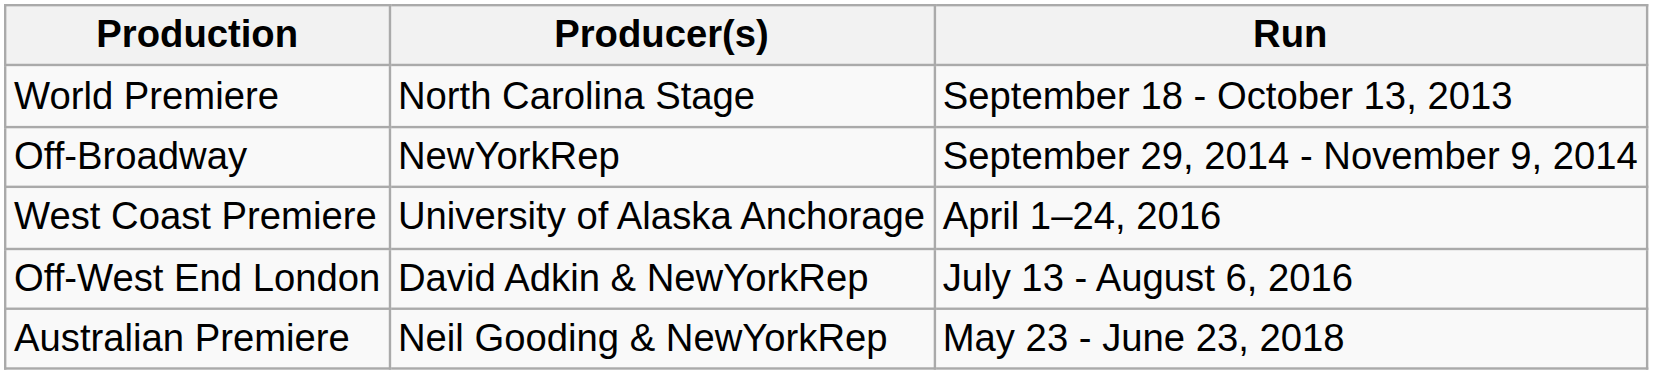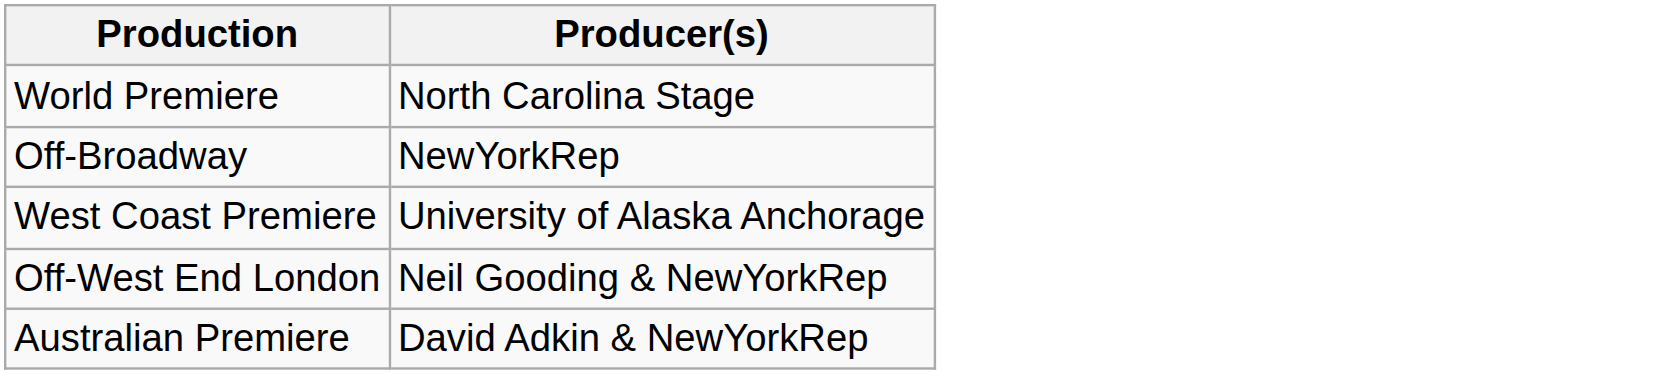- column: (1290, 34)
(633, 277) David Adkin & NewYorkRep -> (643, 277) Neil Gooding & NewYorkRep
(643, 338) Neil Gooding & NewYorkRep -> (633, 338) David Adkin & NewYorkRep
